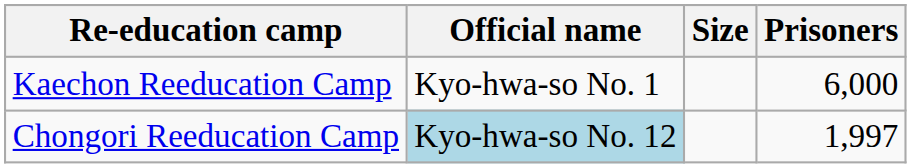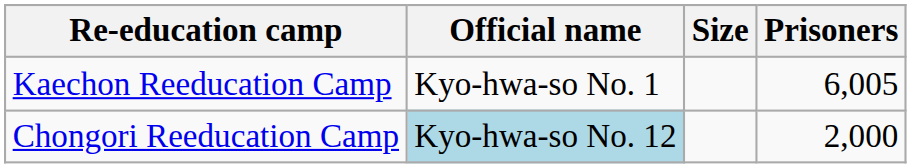(861, 83) 6,000 -> (861, 83) 6,005
(861, 135) 1,997 -> (861, 135) 2,000
